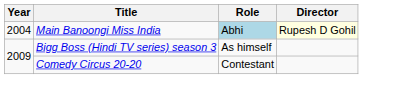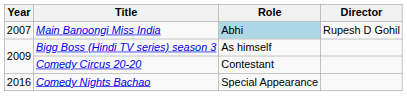(19, 30) 2004 -> (19, 30) 2007
(317, 30) lightyellow background -> (361, 30) no background
+ row: (93, 82)
